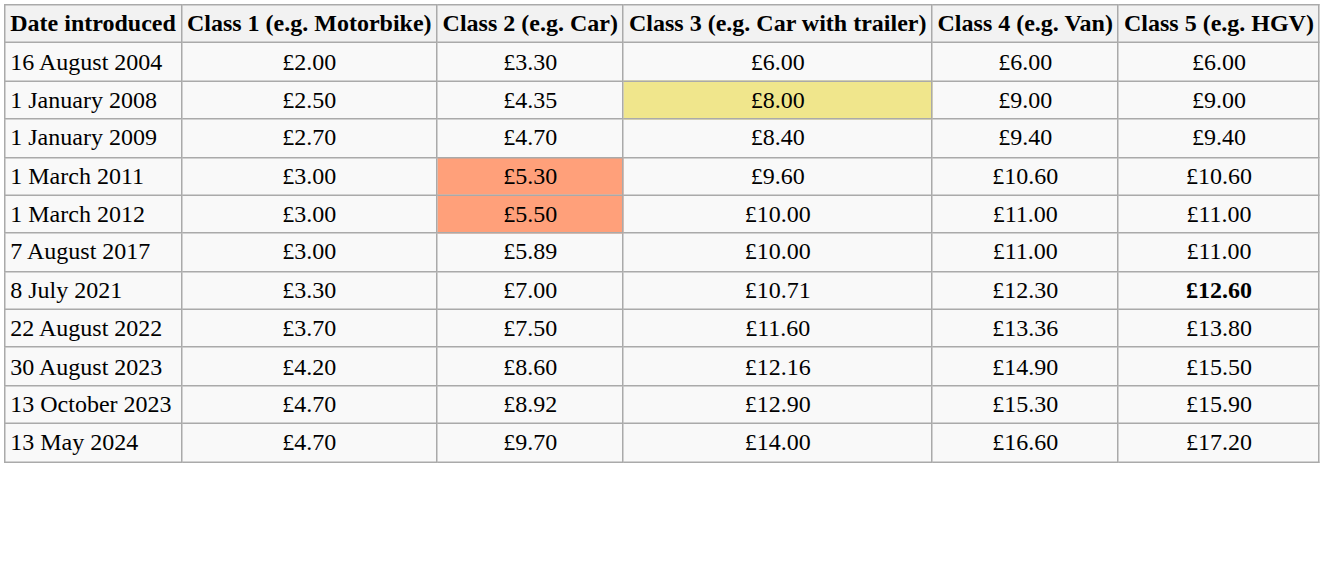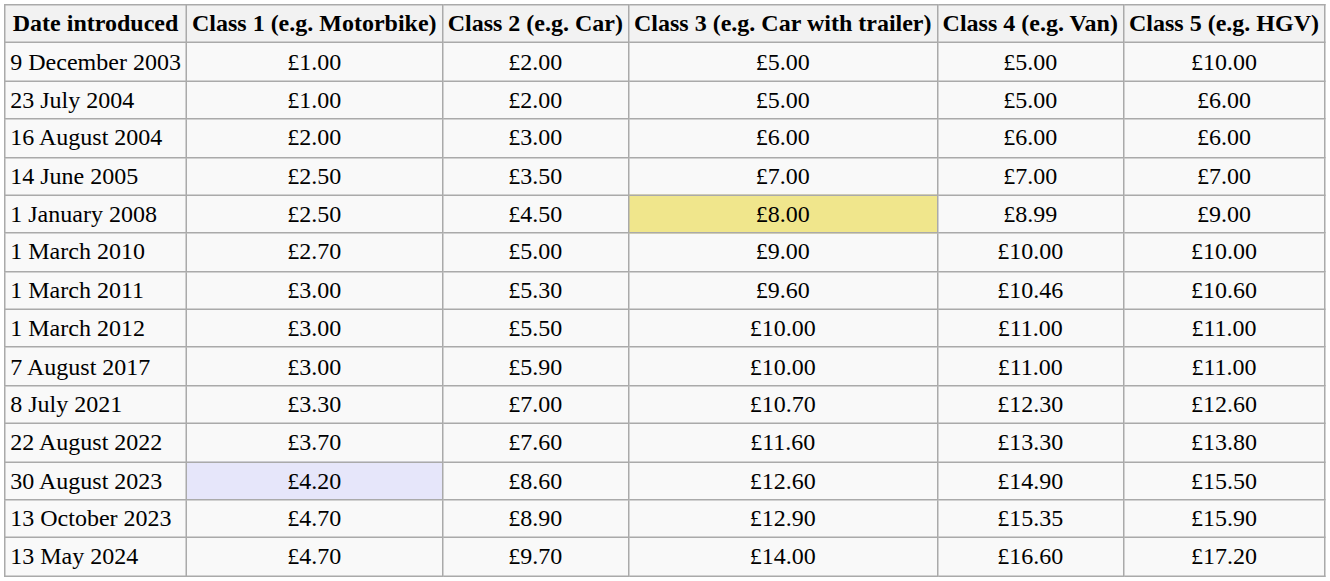+ row: (96, 61)
+ row: (72, 99)
(530, 61) £3.30 -> (535, 137) £3.00
+ row: (74, 175)
(530, 99) £4.35 -> (535, 213) £4.50
(1025, 99) £9.00 -> (1030, 213) £8.99
- row: (84, 137)
+ row: (78, 251)
(530, 175) lightsalmon background -> (535, 289) no background
(1025, 175) £10.60 -> (1030, 289) £10.46
(530, 213) lightsalmon background -> (535, 328) no background
(530, 251) £5.89 -> (535, 366) £5.90
(778, 289) £10.71 -> (783, 404) £10.70
(1219, 289) bold -> (1224, 404) normal
(530, 328) £7.50 -> (535, 442) £7.60
(1025, 328) £13.36 -> (1030, 442) £13.30
(309, 366) no background -> (314, 480) lavender background
(778, 366) £12.16 -> (783, 480) £12.60
(530, 404) £8.92 -> (535, 518) £8.90
(1025, 404) £15.30 -> (1030, 518) £15.35
